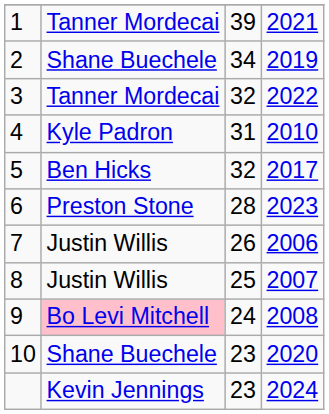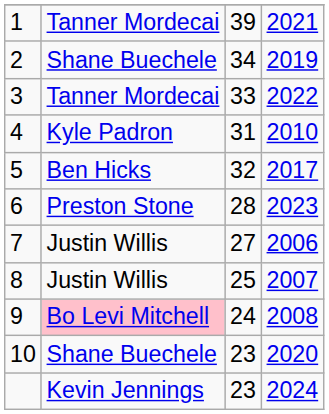(243, 96) 32 -> (243, 96) 33
(243, 243) 26 -> (243, 243) 27
